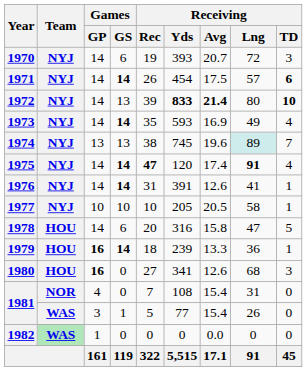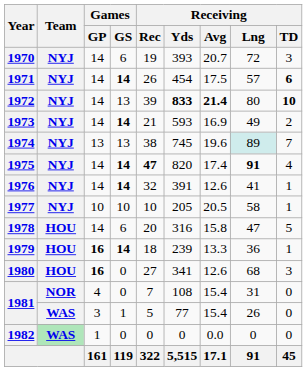(150, 121) 35 -> (150, 121) 21
(289, 121) 4 -> (289, 121) 2
(182, 164) 120 -> (182, 164) 820
(150, 185) 31 -> (150, 185) 32
